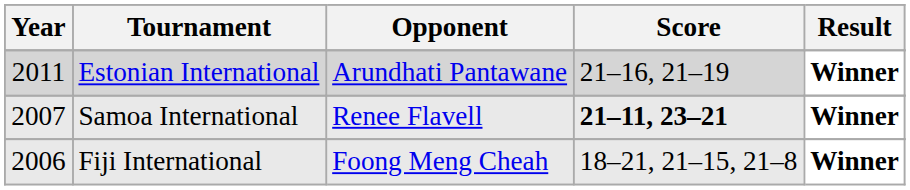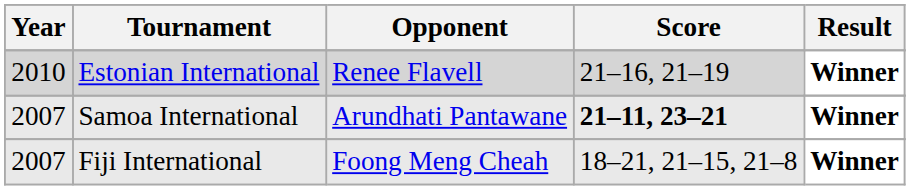(39, 72) 2011 -> (39, 72) 2010
(450, 72) Arundhati Pantawane -> (407, 72) Renee Flavell
(407, 117) Renee Flavell -> (450, 117) Arundhati Pantawane
(39, 161) 2006 -> (39, 161) 2007
